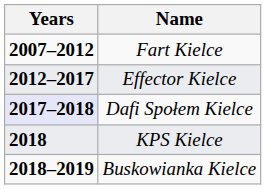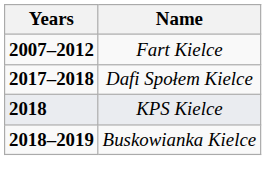- row: (179, 79)
(51, 109) lavender background -> (51, 79) no background
